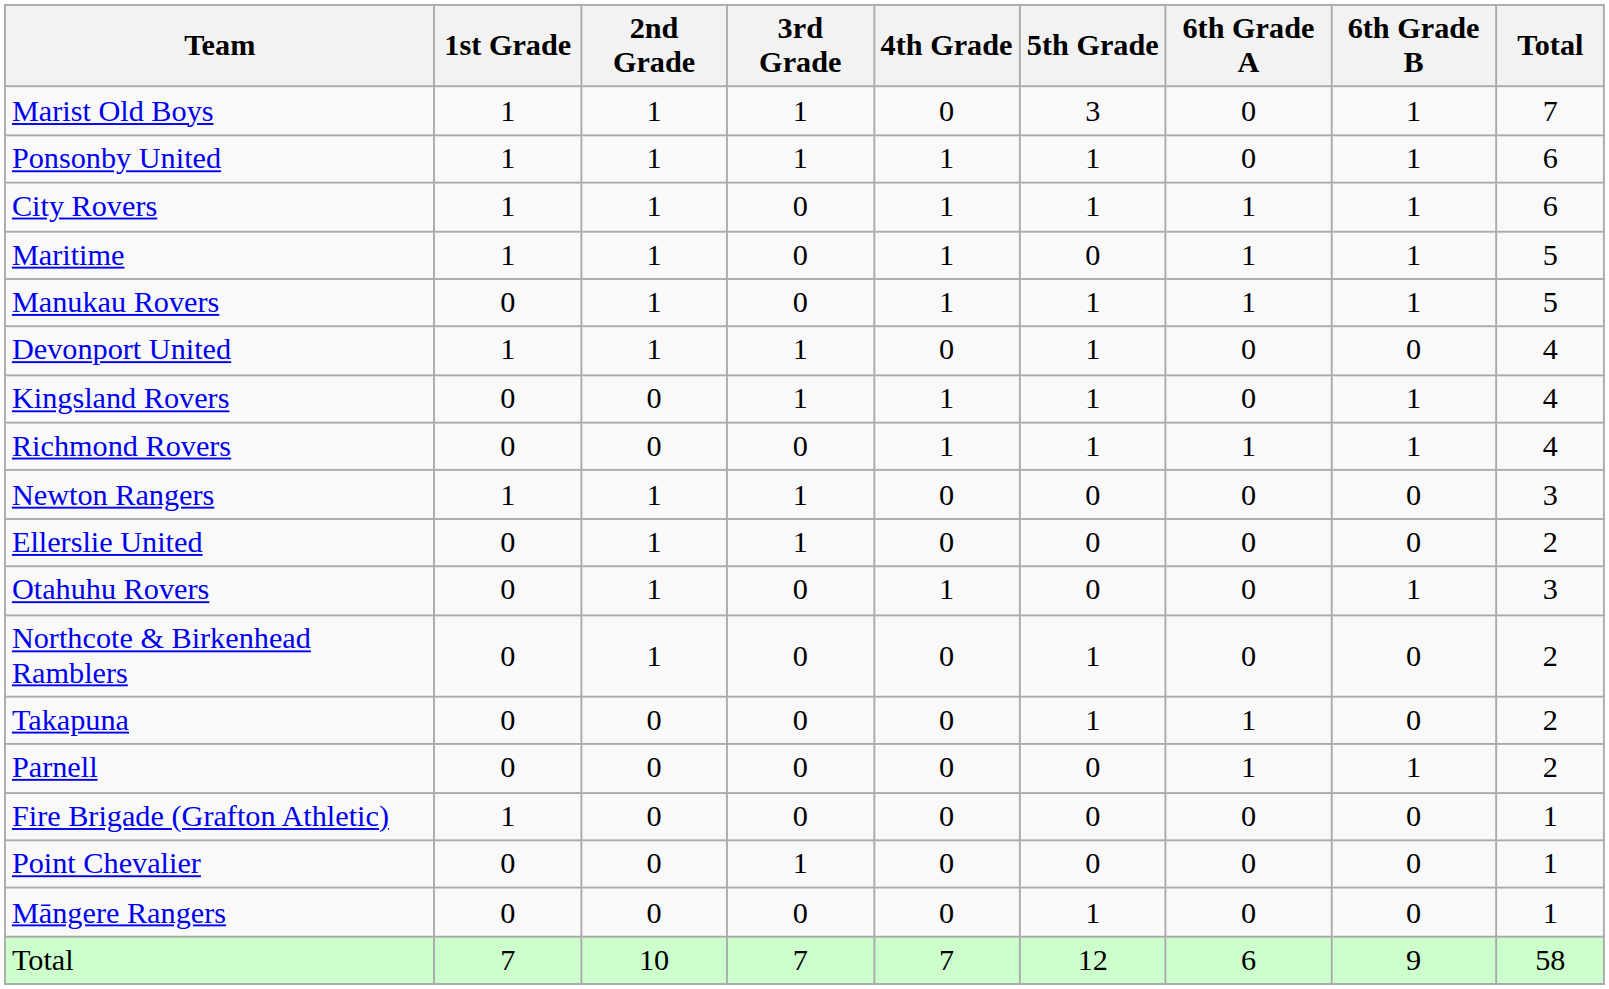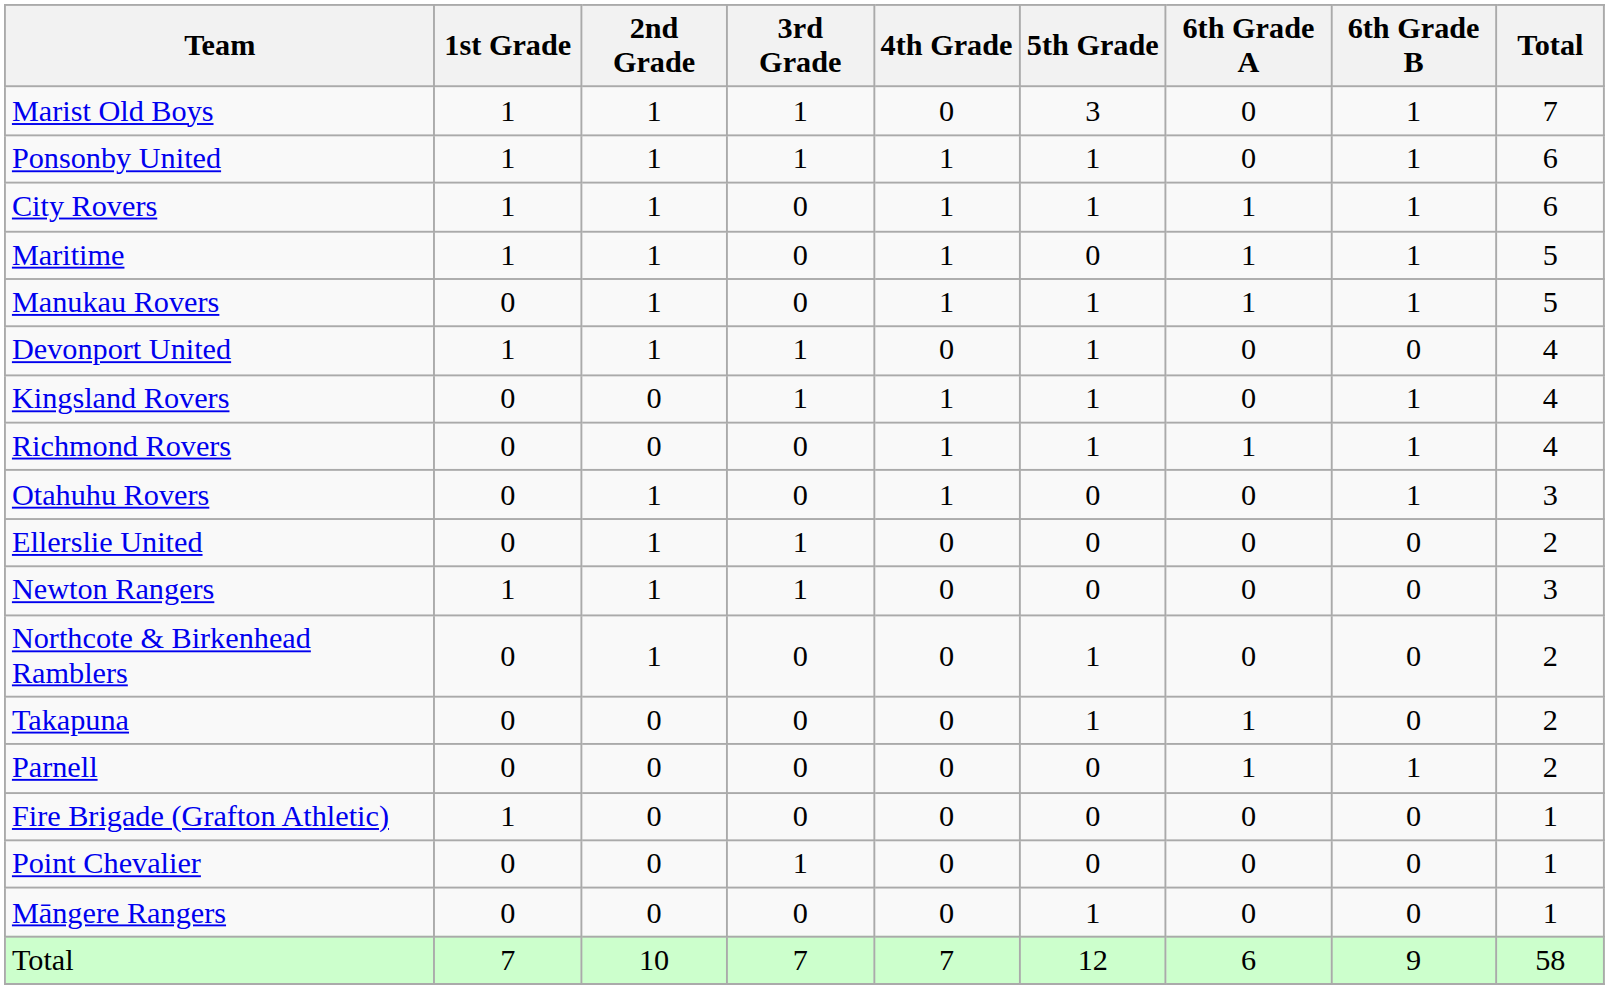rows swapped: (113, 494) <-> (111, 590)
